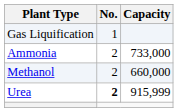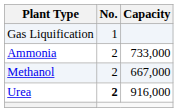(150, 72) 660,000 -> (150, 72) 667,000
(150, 92) 915,999 -> (150, 92) 916,000
